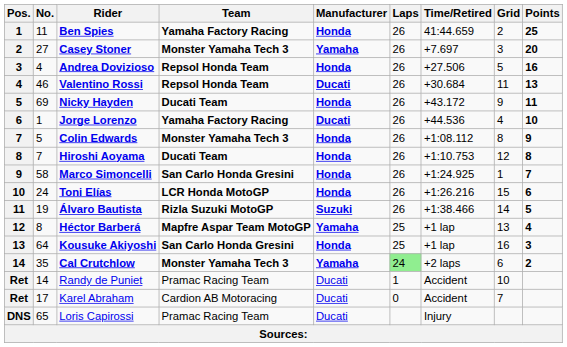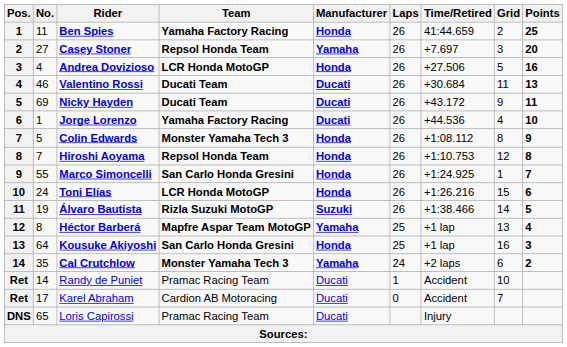(225, 49) Monster Yamaha Tech 3 -> (215, 49) Repsol Honda Team
(215, 67) Repsol Honda Team -> (215, 67) LCR Honda MotoGP
(215, 85) Repsol Honda Team -> (195, 85) Ducati Team
(333, 102) Honda -> (333, 102) Ducati
(195, 156) Ducati Team -> (215, 156) Repsol Honda Team
(42, 174) 58 -> (42, 174) 55
(399, 263) lightgreen background -> (399, 263) no background
